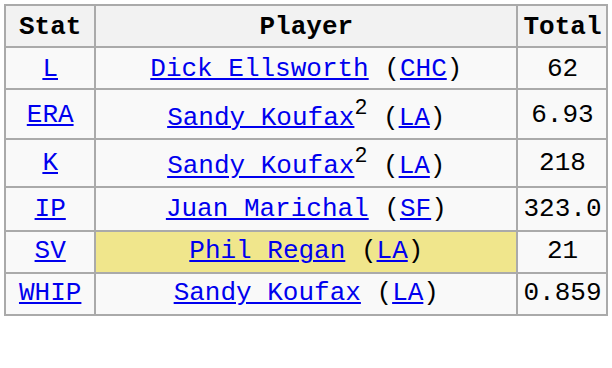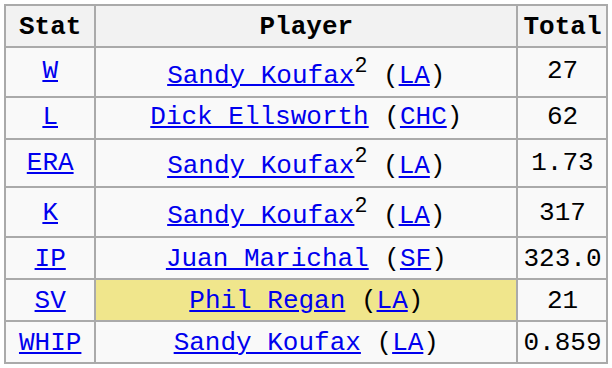+ row: (50, 72)
(562, 114) 6.93 -> (562, 163) 1.73
(562, 163) 218 -> (562, 212) 317
